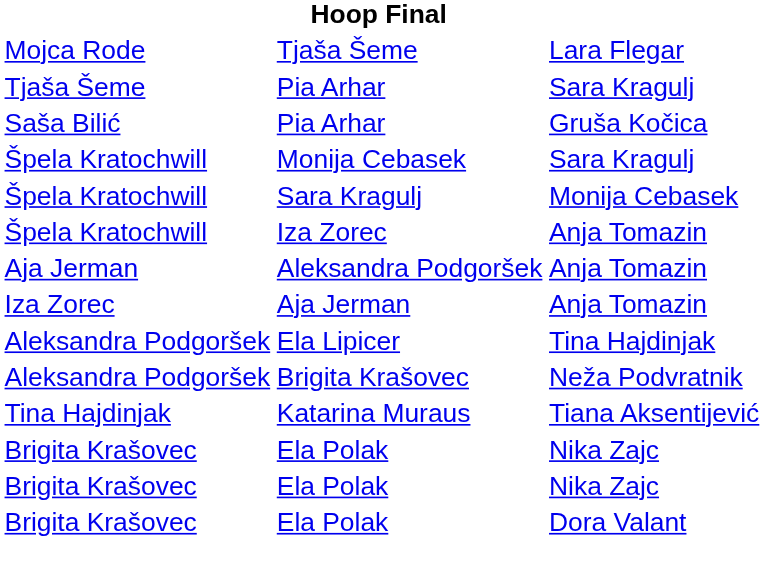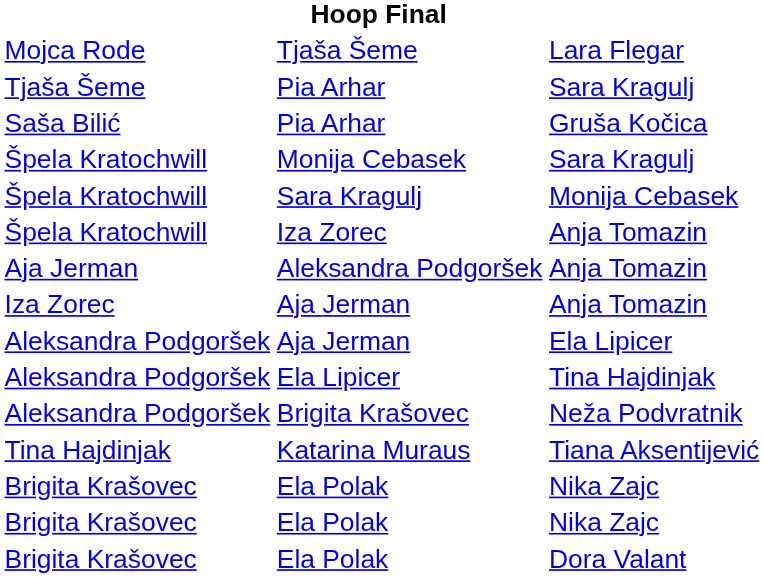+ row: (344, 341)
